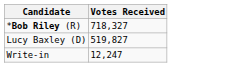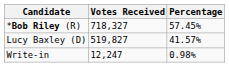+ column: (196, 12)
